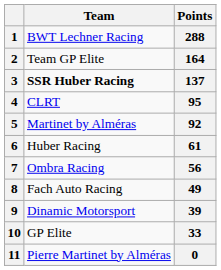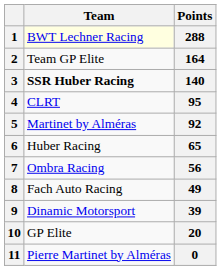(85, 36) no background -> (85, 36) lightyellow background
(195, 80) 137 -> (195, 80) 140
(195, 145) 61 -> (195, 145) 65
(195, 232) 33 -> (195, 232) 20
